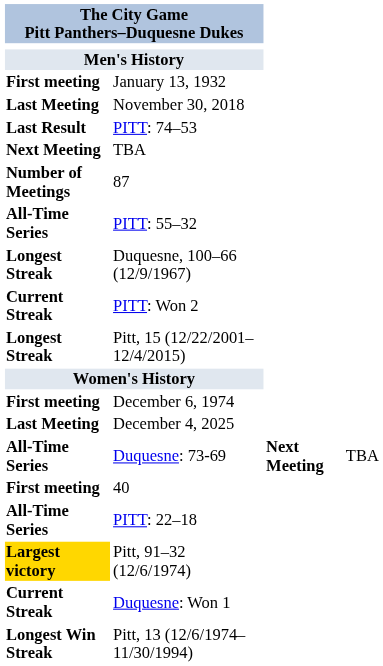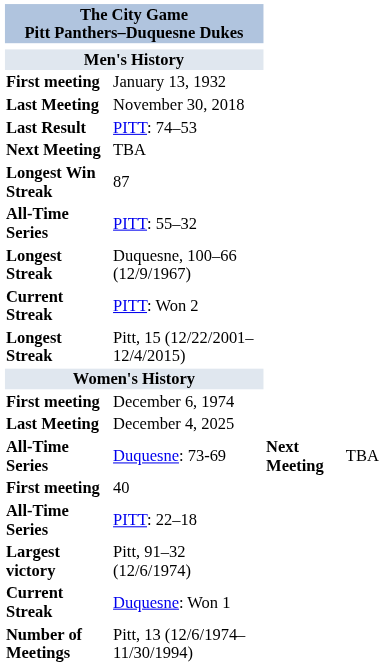(44, 182) Number of Meetings -> (51, 182) Longest Win Streak
(33, 561) gold background -> (33, 561) no background
(51, 643) Longest Win Streak -> (44, 643) Number of Meetings
